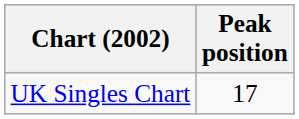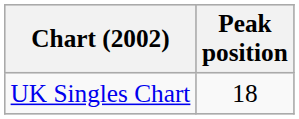(245, 93) 17 -> (245, 93) 18
